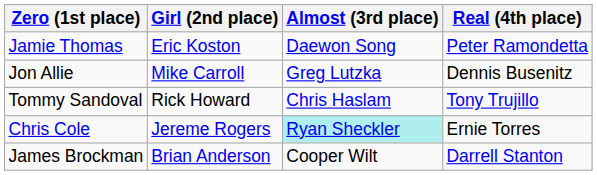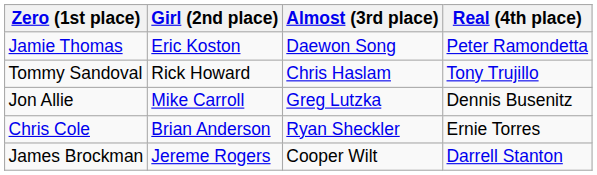rows swapped: (41, 73) <-> (75, 101)
(211, 128) Jereme Rogers -> (211, 128) Brian Anderson
(343, 128) paleturquoise background -> (343, 128) no background
(211, 156) Brian Anderson -> (211, 156) Jereme Rogers
